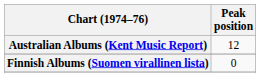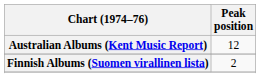(234, 63) 0 -> (234, 63) 2
